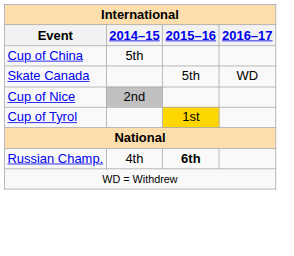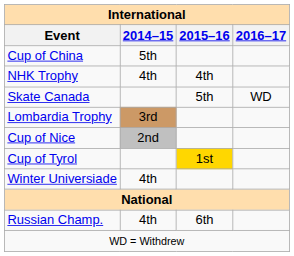+ row: (43, 76)
+ row: (60, 117)
+ row: (62, 179)
(191, 158) bold -> (205, 220) normal
